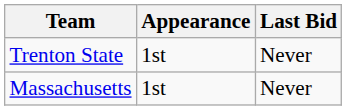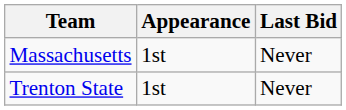rows swapped: (71, 88) <-> (66, 54)
